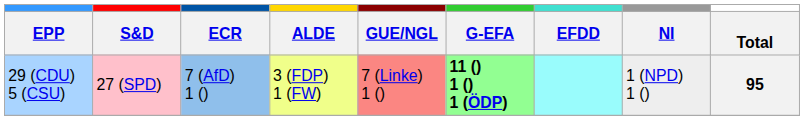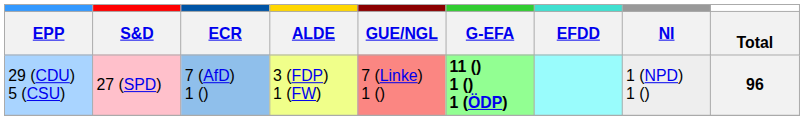(755, 85) 95 -> (755, 85) 96
